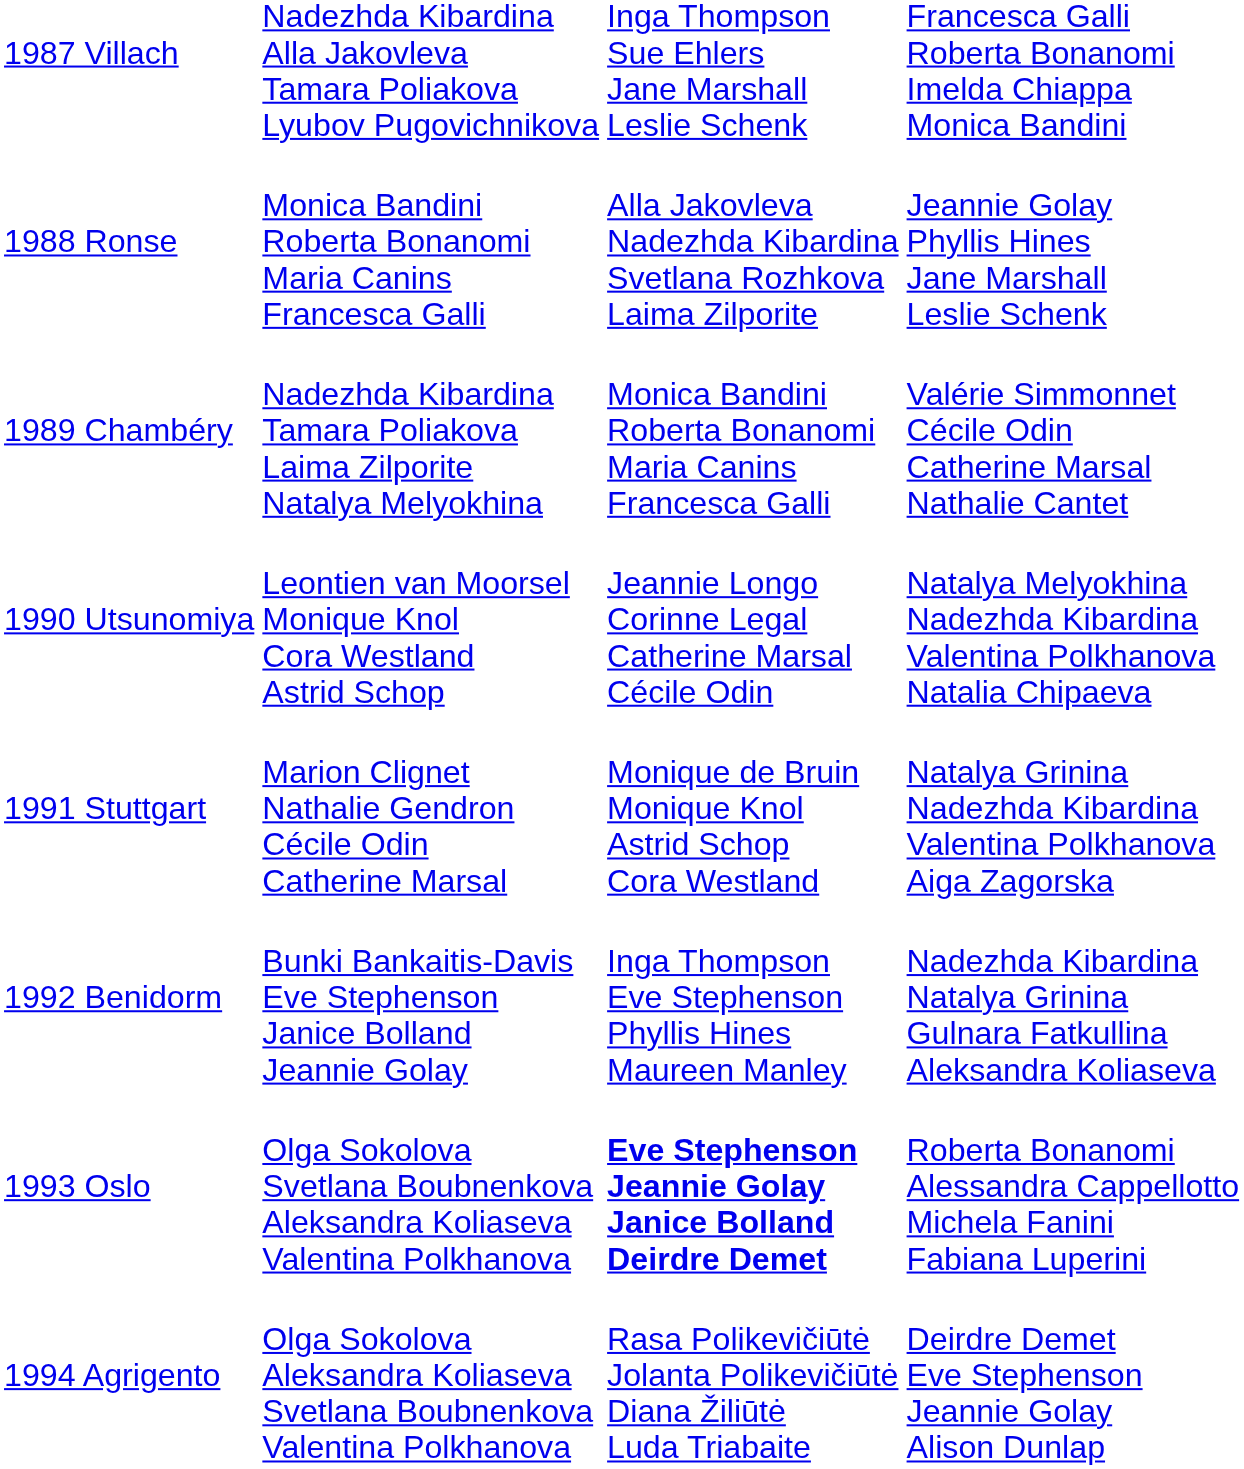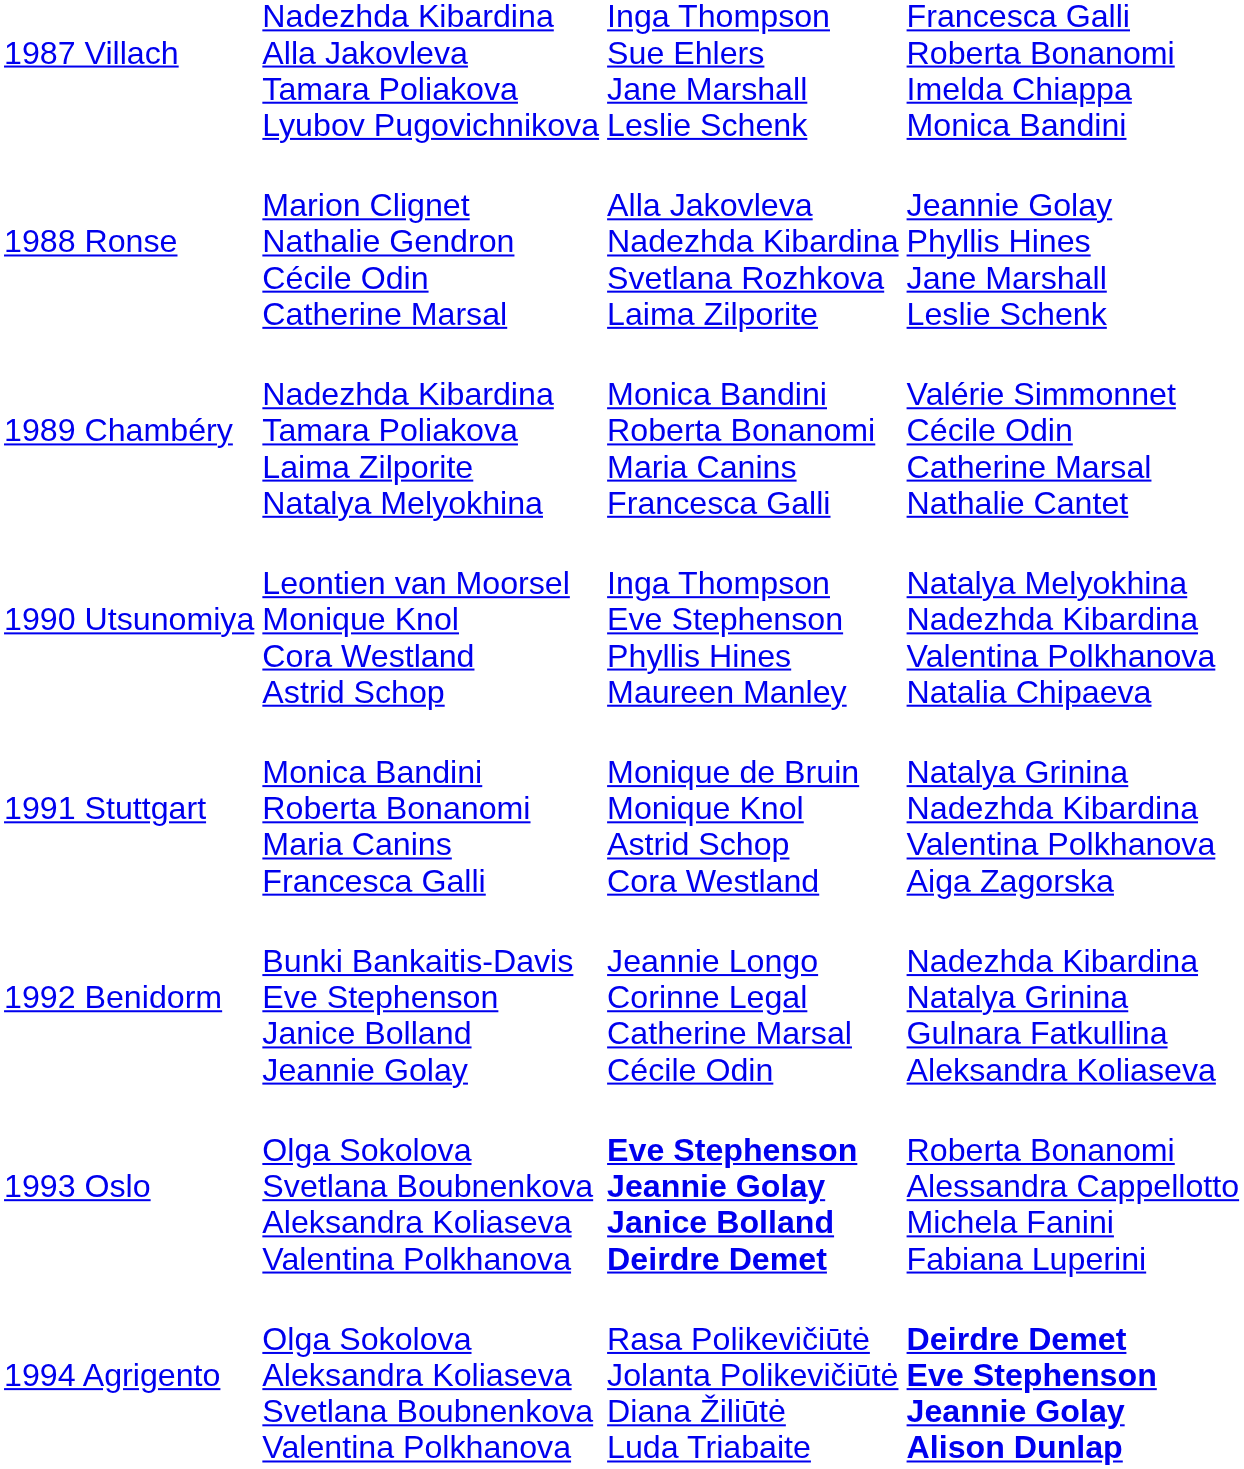(396, 260) Monica Bandini Roberta Bonanomi Maria Canins Francesca Galli -> (388, 260) Marion Clignet Nathalie Gendron Cécile Odin Catherine Marsal
(730, 637) Jeannie Longo Corinne Legal Catherine Marsal Cécile Odin -> (727, 637) Inga Thompson Eve Stephenson Phyllis Hines Maureen Manley
(388, 826) Marion Clignet Nathalie Gendron Cécile Odin Catherine Marsal -> (396, 826) Monica Bandini Roberta Bonanomi Maria Canins Francesca Galli
(727, 1015) Inga Thompson Eve Stephenson Phyllis Hines Maureen Manley -> (730, 1015) Jeannie Longo Corinne Legal Catherine Marsal Cécile Odin
(1025, 1393) normal -> (1032, 1393) bold
